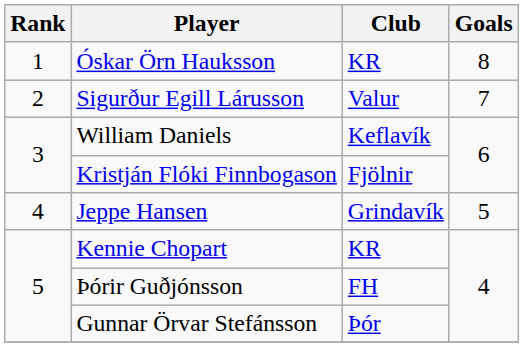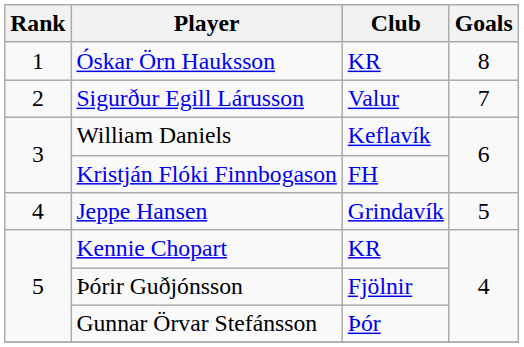(380, 173) Fjölnir -> (363, 173) FH
(363, 286) FH -> (380, 286) Fjölnir
